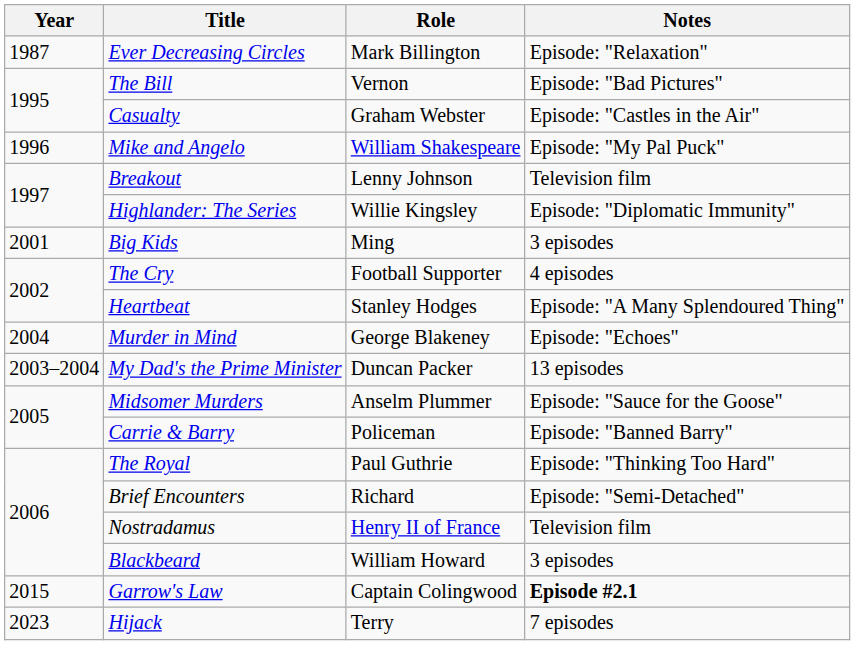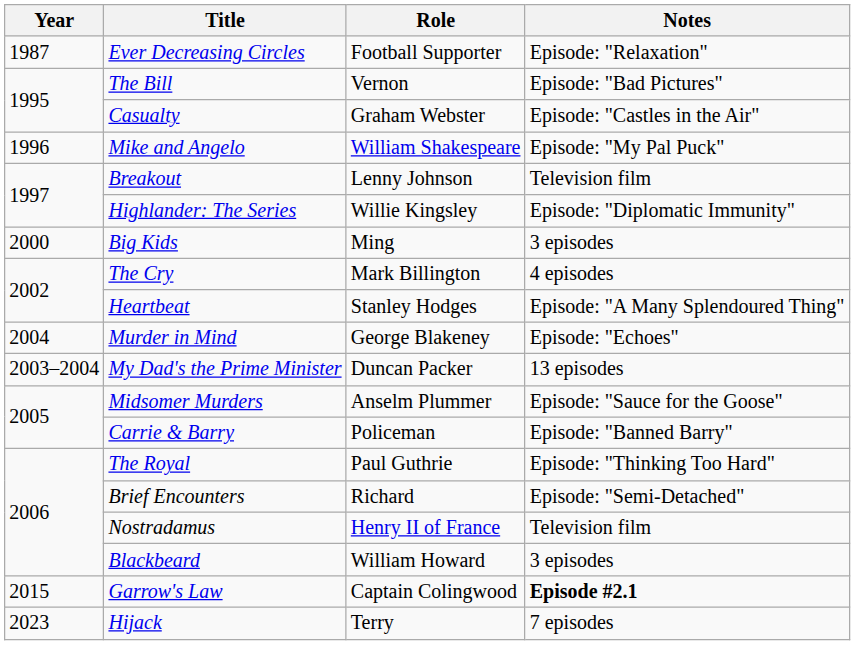(416, 52) Mark Billington -> (426, 52) Football Supporter
(29, 242) 2001 -> (29, 242) 2000
(426, 274) Football Supporter -> (416, 274) Mark Billington
